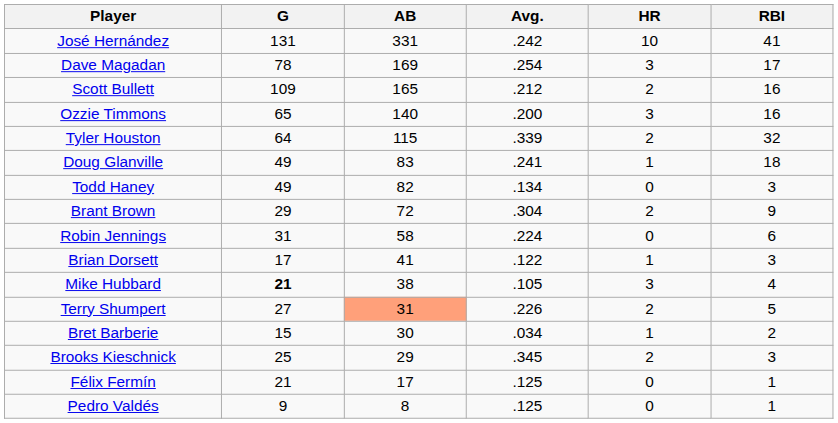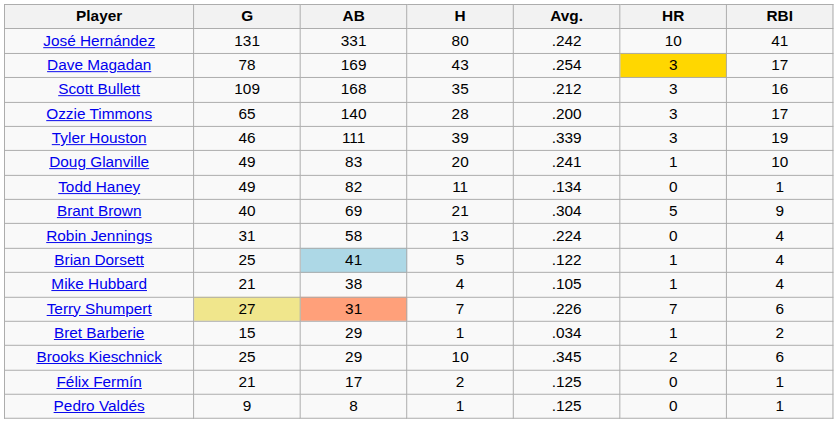+ column: (460, 16)
(650, 65) no background -> (673, 65) gold background
(405, 89) 165 -> (354, 89) 168
(650, 89) 2 -> (673, 89) 3
(772, 114) 16 -> (780, 114) 17
(283, 138) 64 -> (247, 138) 46
(405, 138) 115 -> (354, 138) 111
(650, 138) 2 -> (673, 138) 3
(772, 138) 32 -> (780, 138) 19
(772, 162) 18 -> (780, 162) 10
(772, 187) 3 -> (780, 187) 1
(283, 211) 29 -> (247, 211) 40
(405, 211) 72 -> (354, 211) 69
(650, 211) 2 -> (673, 211) 5
(772, 235) 6 -> (780, 235) 4
(283, 260) 17 -> (247, 260) 25
(405, 260) no background -> (354, 260) lightblue background
(772, 260) 3 -> (780, 260) 4
(283, 284) bold -> (247, 284) normal
(650, 284) 3 -> (673, 284) 1
(283, 308) no background -> (247, 308) khaki background
(650, 308) 2 -> (673, 308) 7
(772, 308) 5 -> (780, 308) 6
(405, 333) 30 -> (354, 333) 29
(772, 357) 3 -> (780, 357) 6
